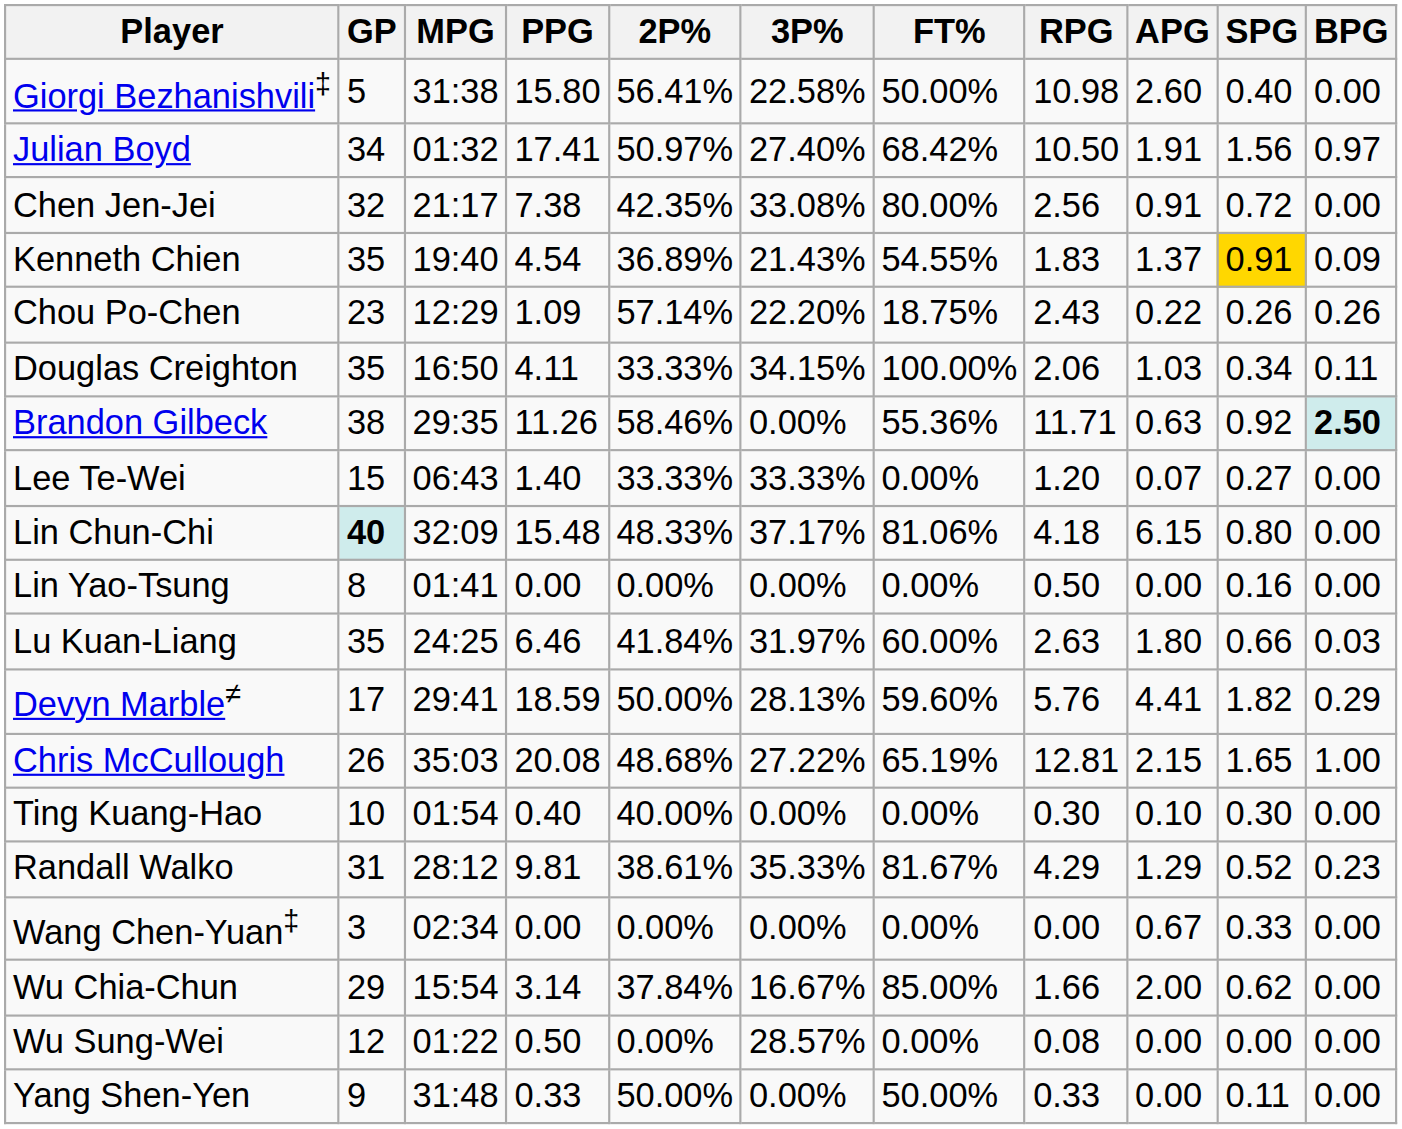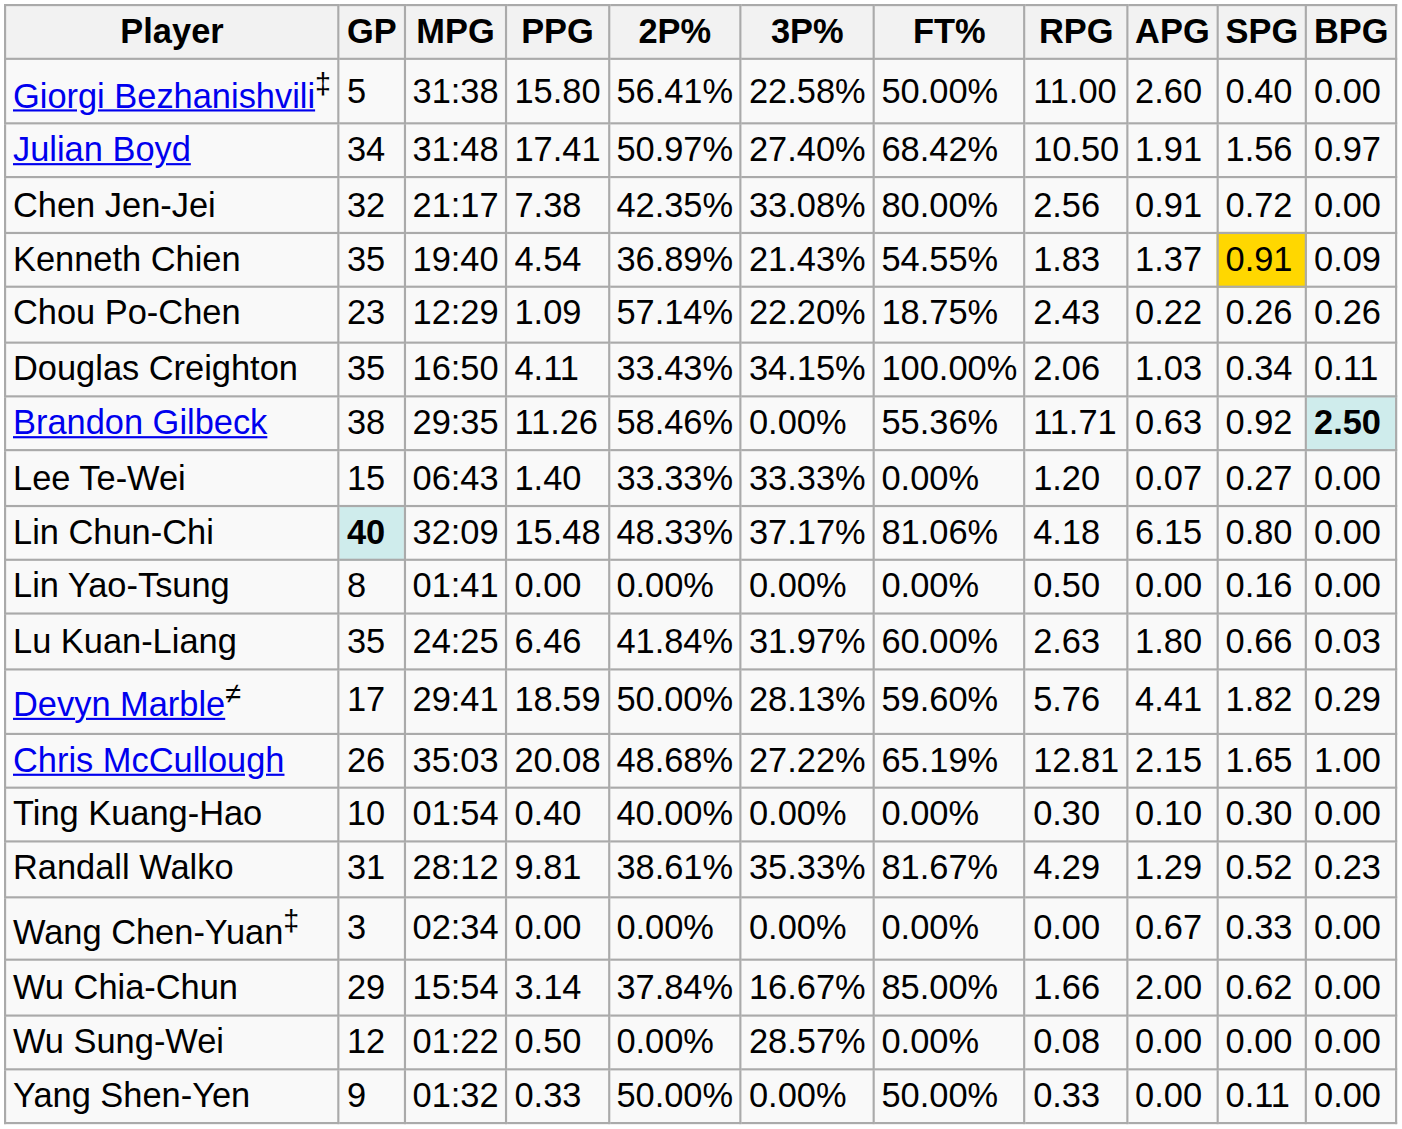(1076, 90) 10.98 -> (1075, 90) 11.00
(456, 150) 01:32 -> (456, 150) 31:48
(675, 368) 33.33% -> (675, 368) 33.43%
(456, 1096) 31:48 -> (456, 1096) 01:32
